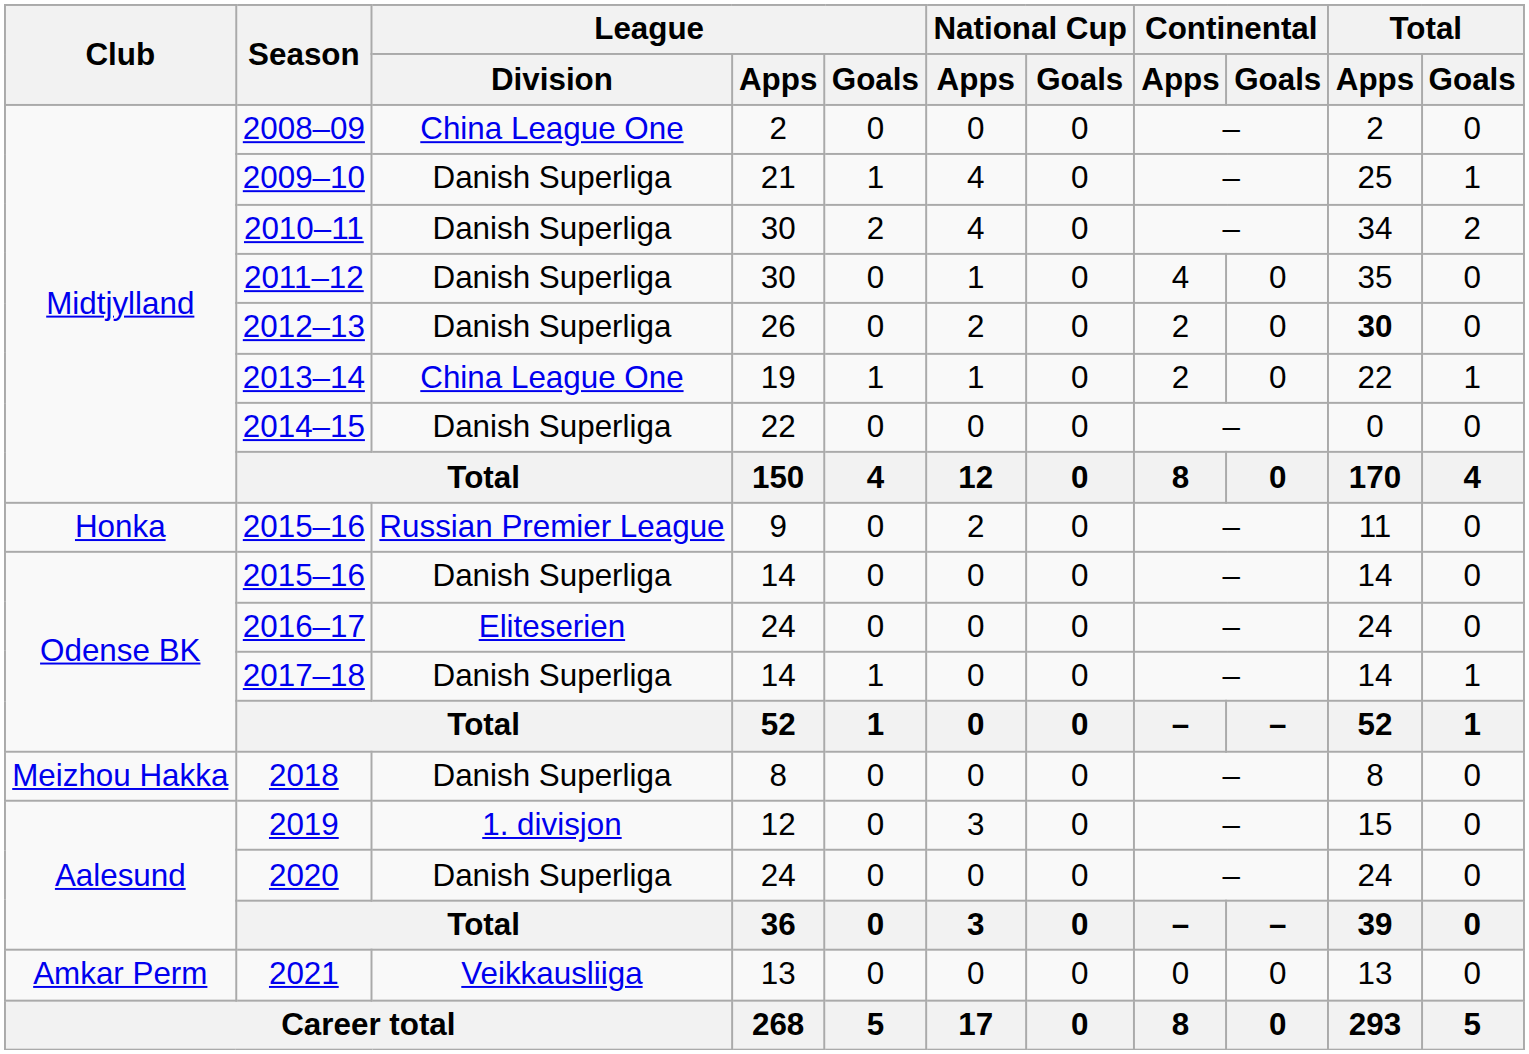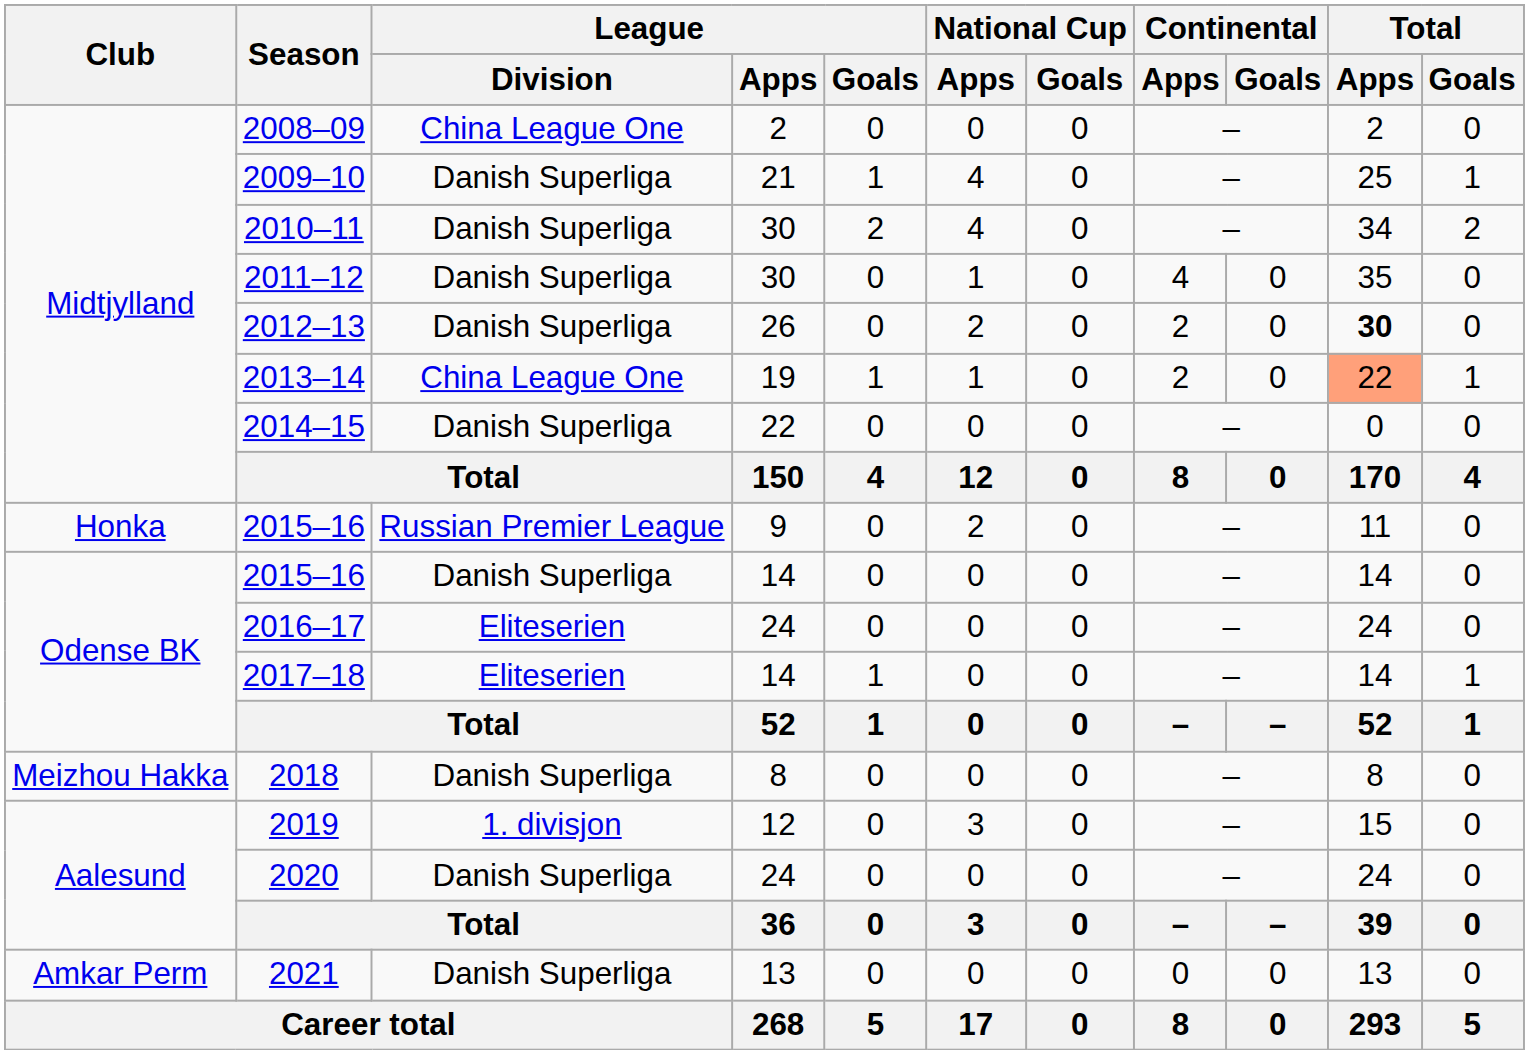(1375, 377) no background -> (1375, 377) lightsalmon background
(552, 675) Danish Superliga -> (552, 675) Eliteserien
(552, 974) Veikkausliiga -> (552, 974) Danish Superliga
